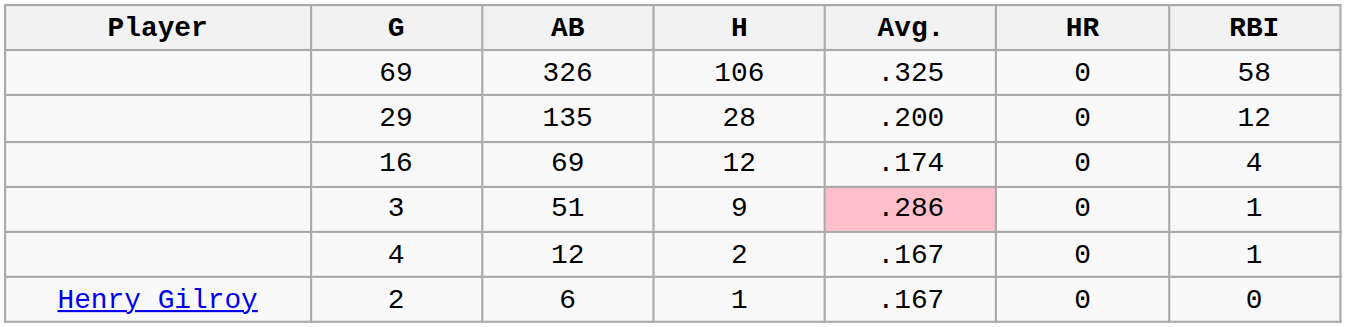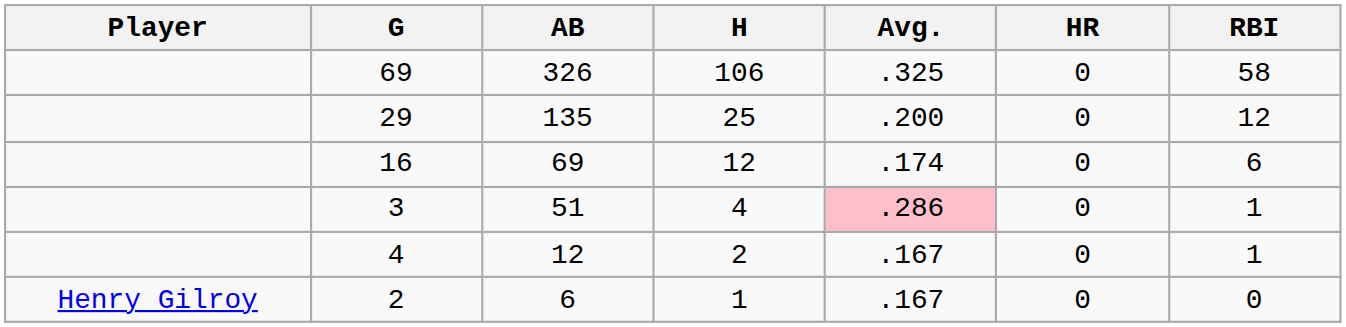(739, 118) 28 -> (739, 118) 25
(1254, 164) 4 -> (1254, 164) 6
(739, 209) 9 -> (739, 209) 4
